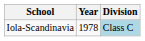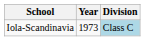(88, 28) 1978 -> (88, 28) 1973
